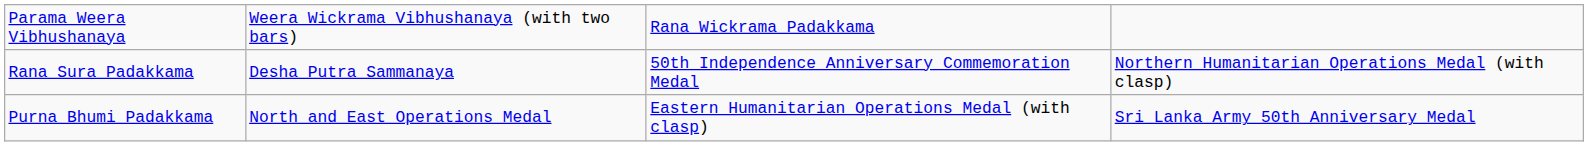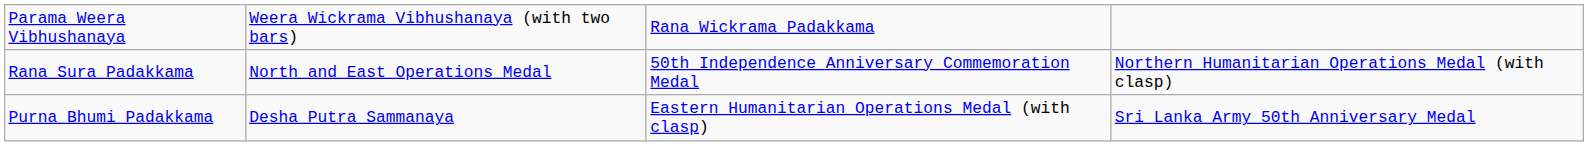(352, 72) Desha Putra Sammanaya -> (400, 72) North and East Operations Medal
(400, 118) North and East Operations Medal -> (352, 118) Desha Putra Sammanaya
